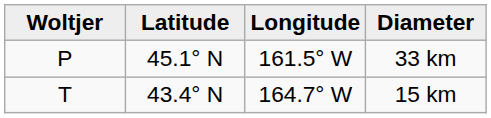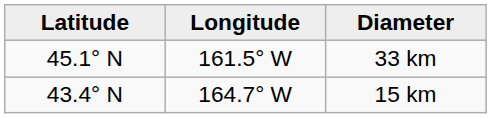- column: (65, 22)
